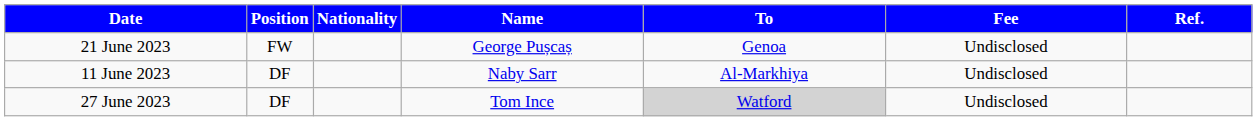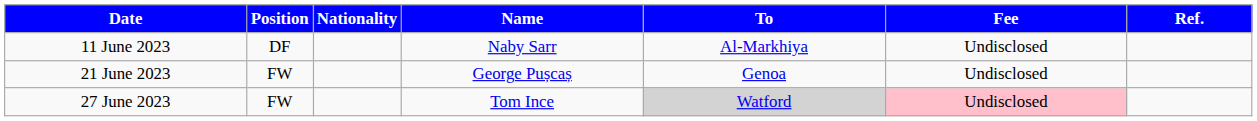rows swapped: (126, 74) <-> (126, 46)
(280, 102) DF -> (280, 102) FW
(1006, 102) no background -> (1006, 102) pink background
